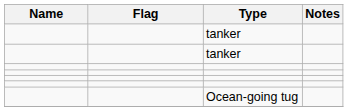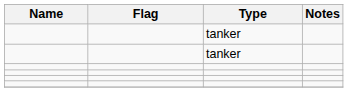- row: (46, 97)
